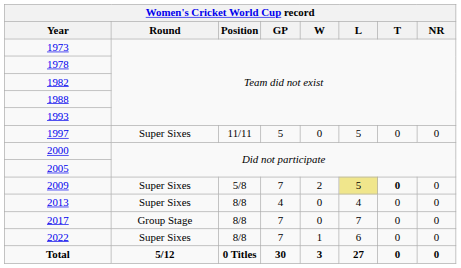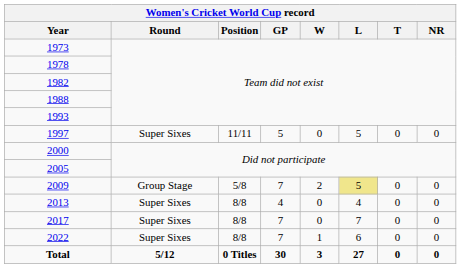(165, 185) Super Sixes -> (165, 185) Group Stage
(397, 185) bold -> (397, 185) normal
(165, 220) Group Stage -> (165, 220) Super Sixes
